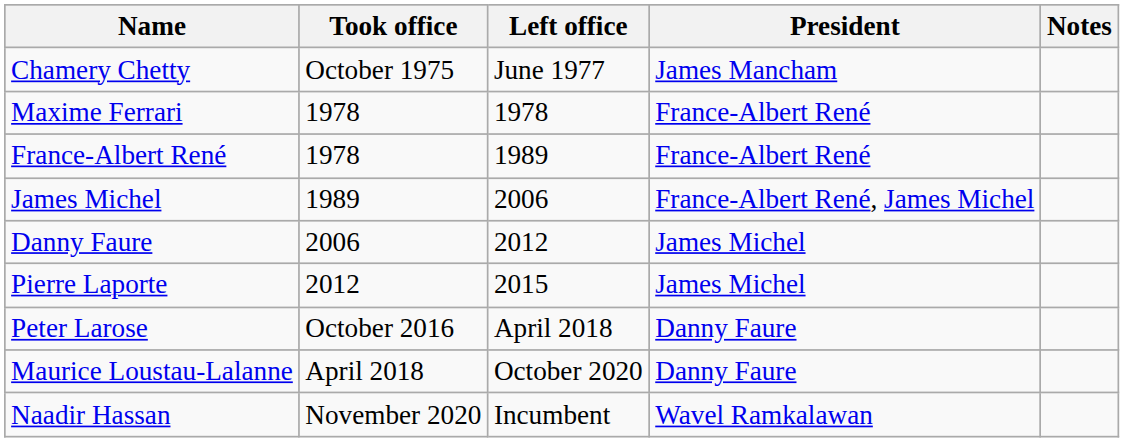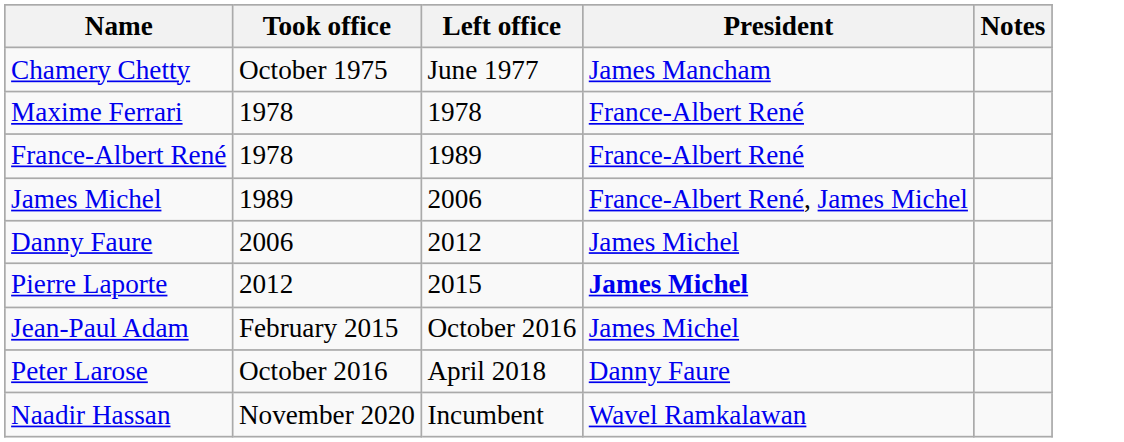(730, 284) normal -> (668, 284) bold
+ row: (100, 328)
- row: (152, 371)
